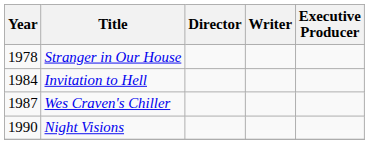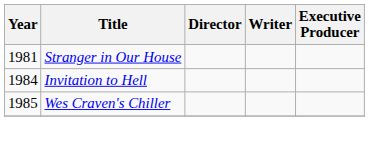(23, 56) 1978 -> (23, 56) 1981
(23, 103) 1987 -> (23, 103) 1985
- row: (84, 127)
